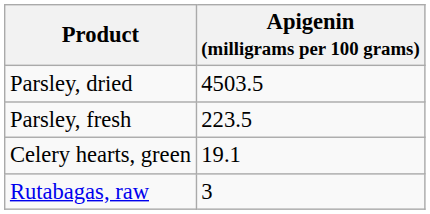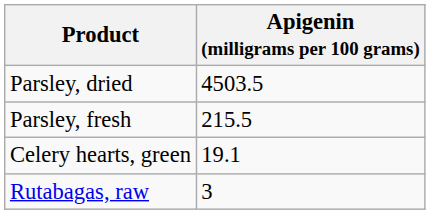(227, 119) 223.5 -> (227, 119) 215.5
